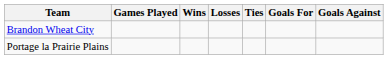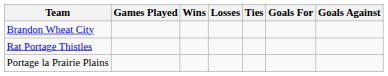+ row: (49, 46)
